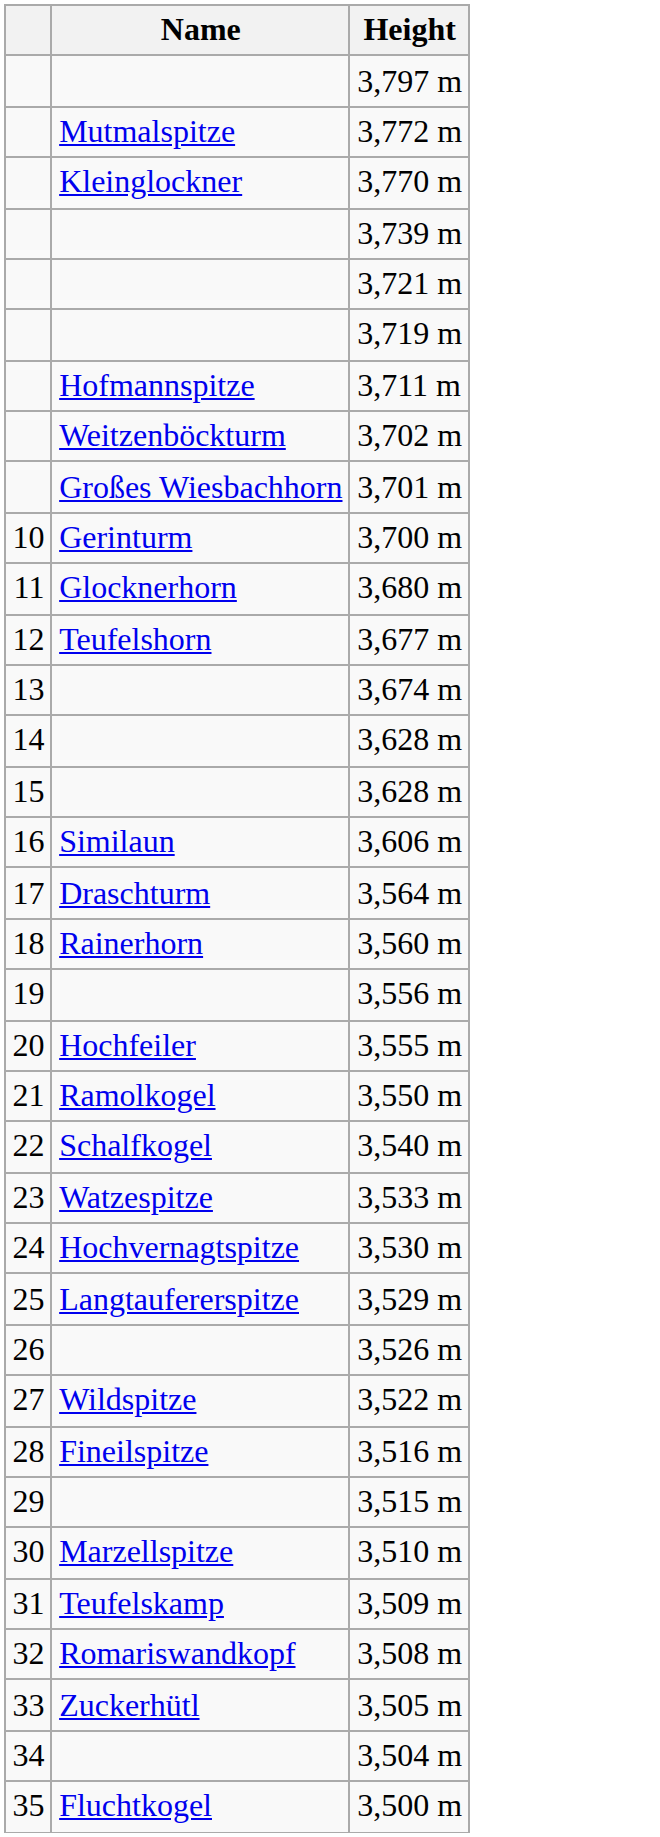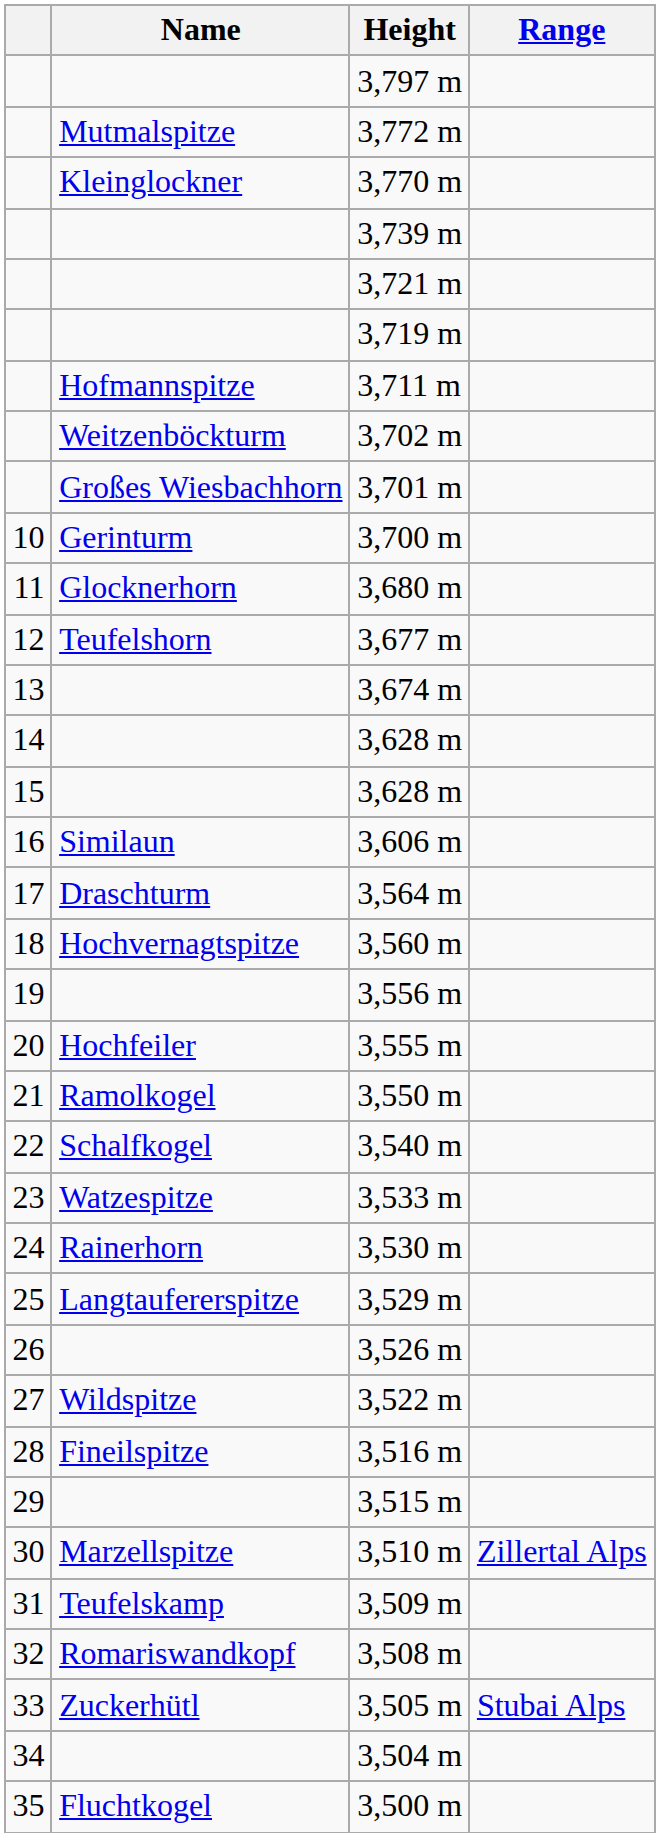+ column: (562, 29)
(131, 943) Rainerhorn -> (179, 943) Hochvernagtspitze
(179, 1247) Hochvernagtspitze -> (131, 1247) Rainerhorn
